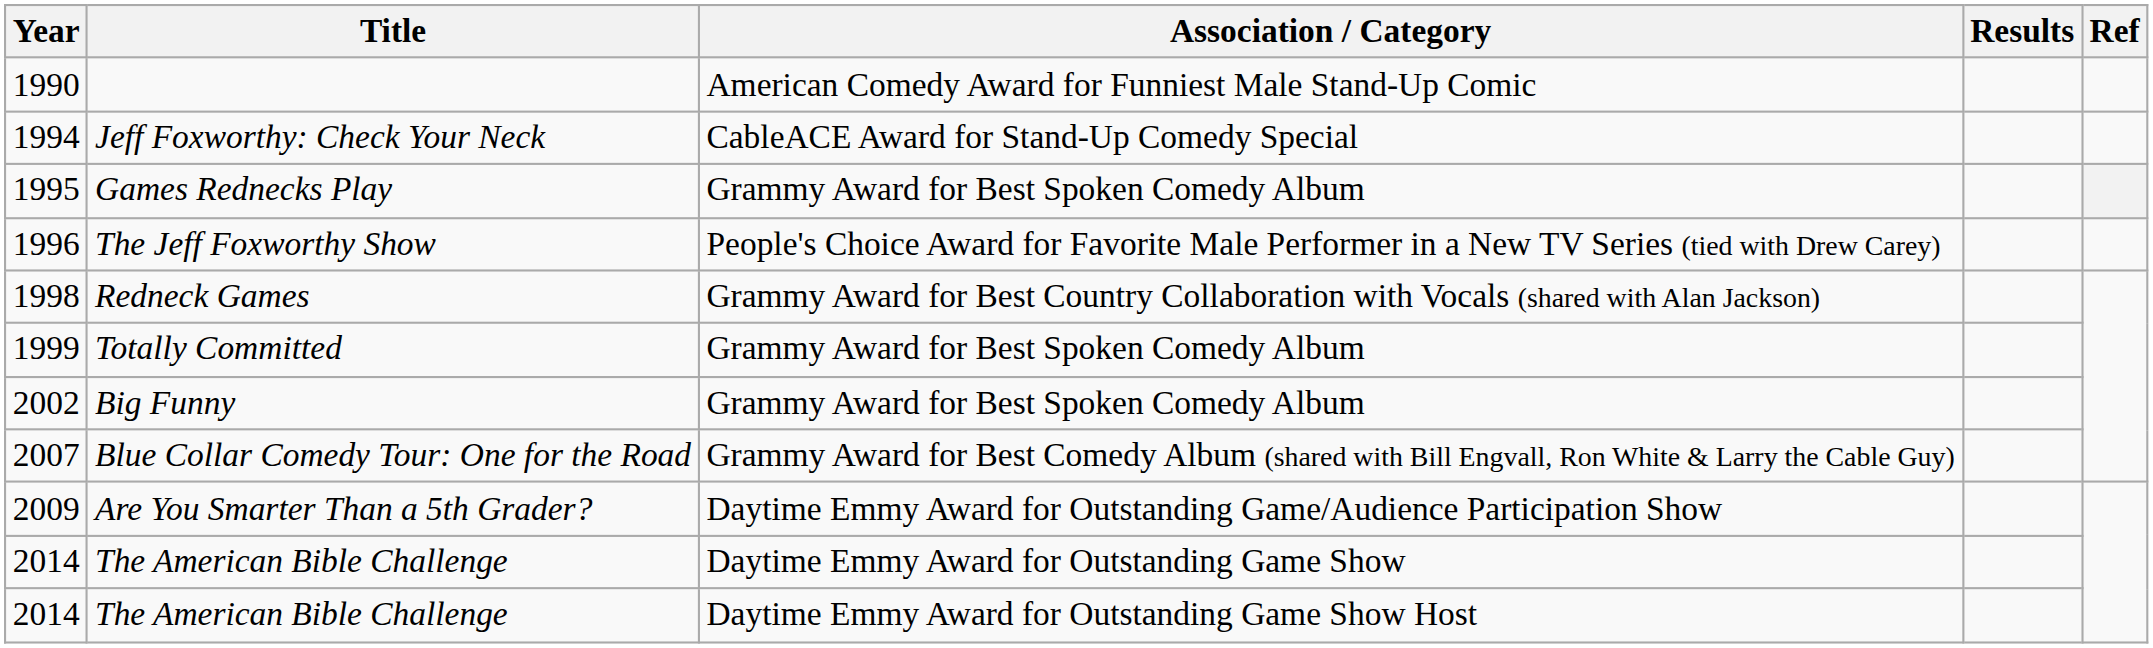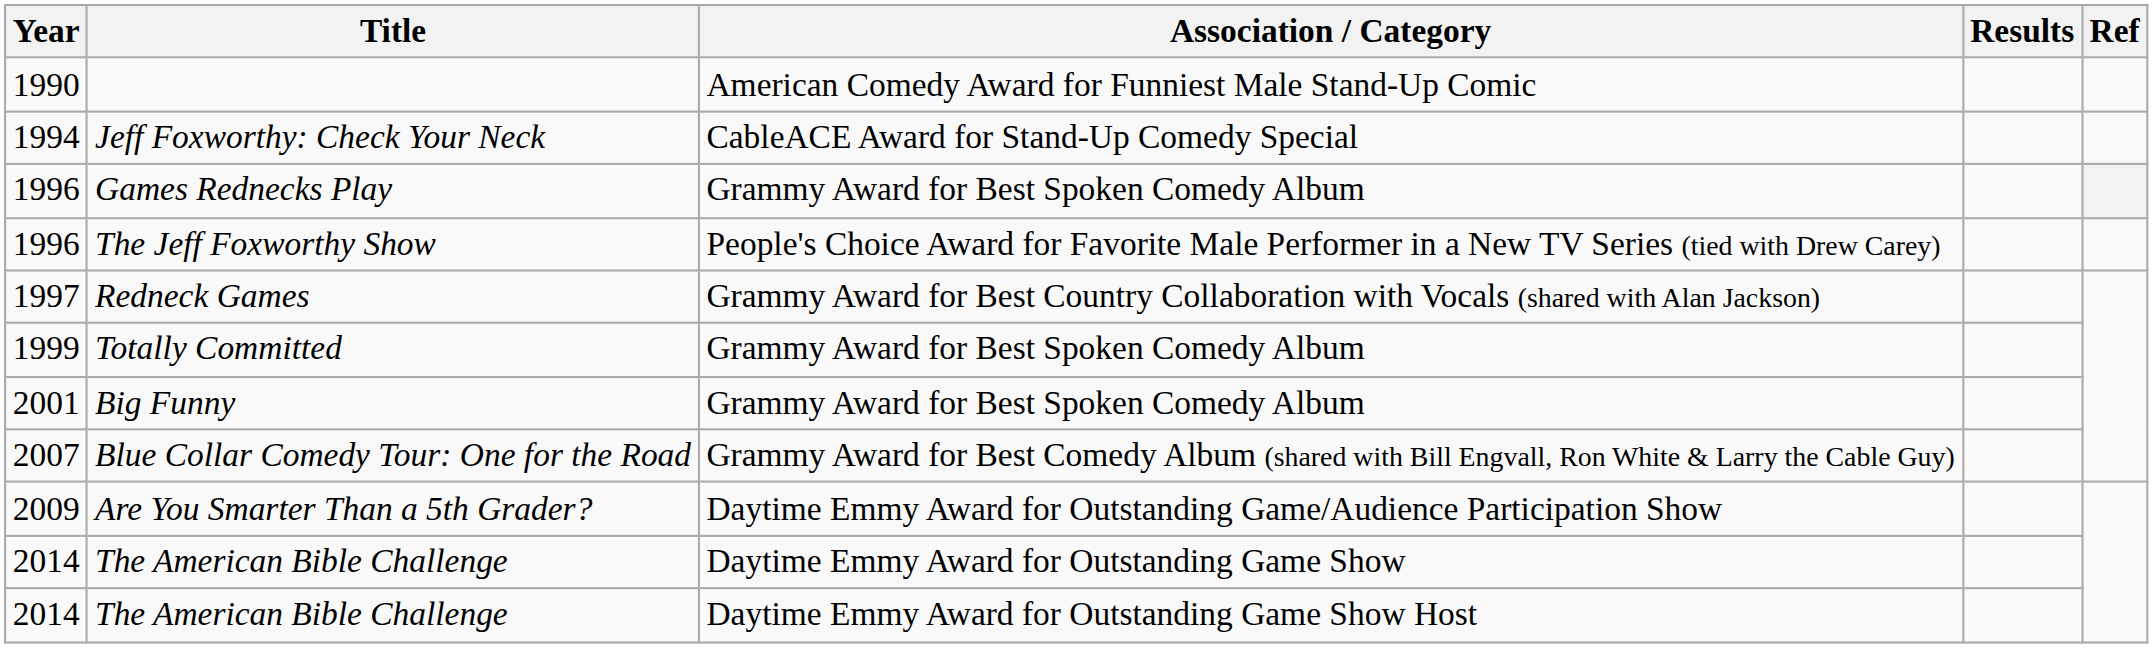(46, 190) 1995 -> (46, 190) 1996
(46, 296) 1998 -> (46, 296) 1997
(46, 402) 2002 -> (46, 402) 2001
